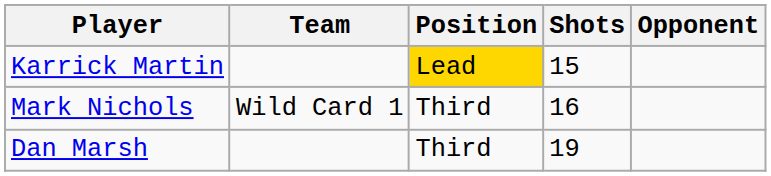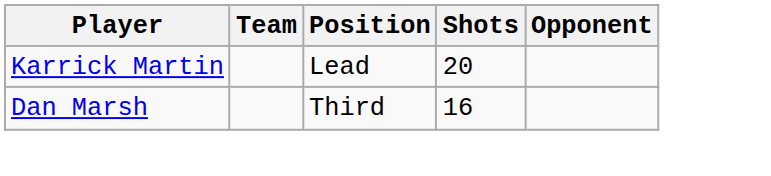(446, 67) gold background -> (339, 67) no background
(564, 67) 15 -> (458, 67) 20
- row: (102, 108)
(564, 150) 19 -> (458, 108) 16
